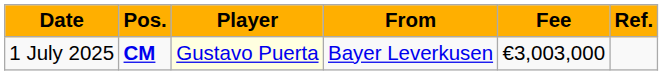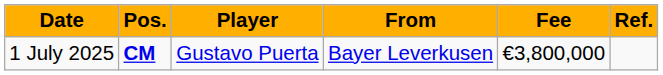(247, 53) lightyellow background -> (247, 53) no background
(554, 53) €3,003,000 -> (554, 53) €3,800,000
